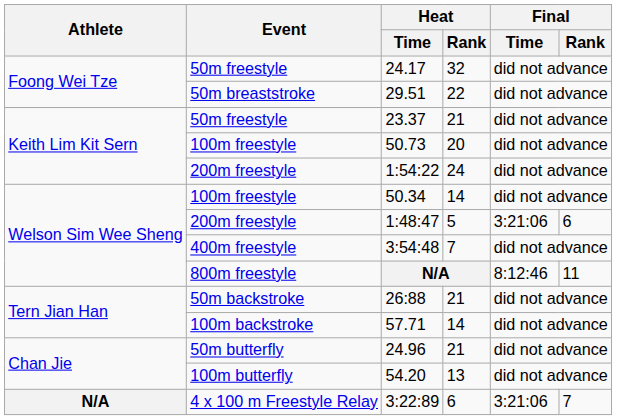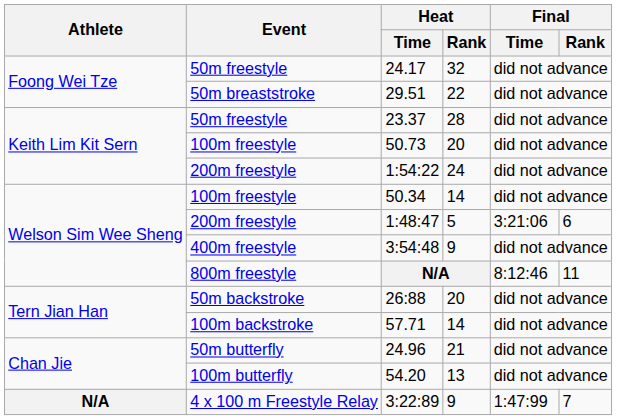(456, 119) 21 -> (456, 119) 28
(451, 247) 7 -> (451, 247) 9
(456, 299) 21 -> (456, 299) 20
(451, 401) 6 -> (451, 401) 9
(521, 401) 3:21:06 -> (521, 401) 1:47:99
